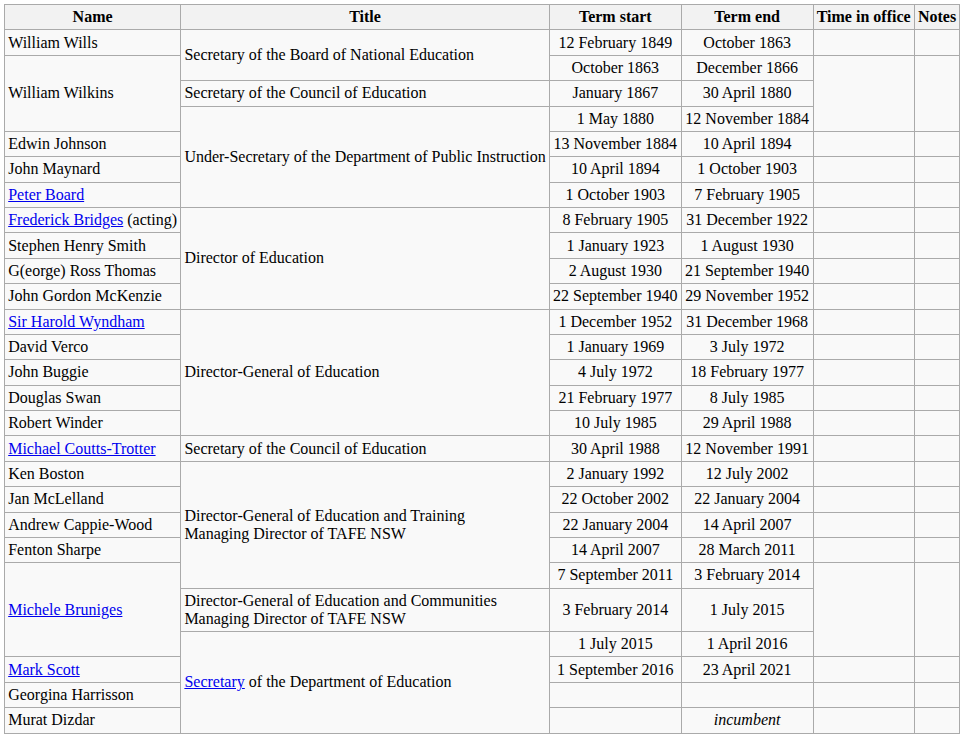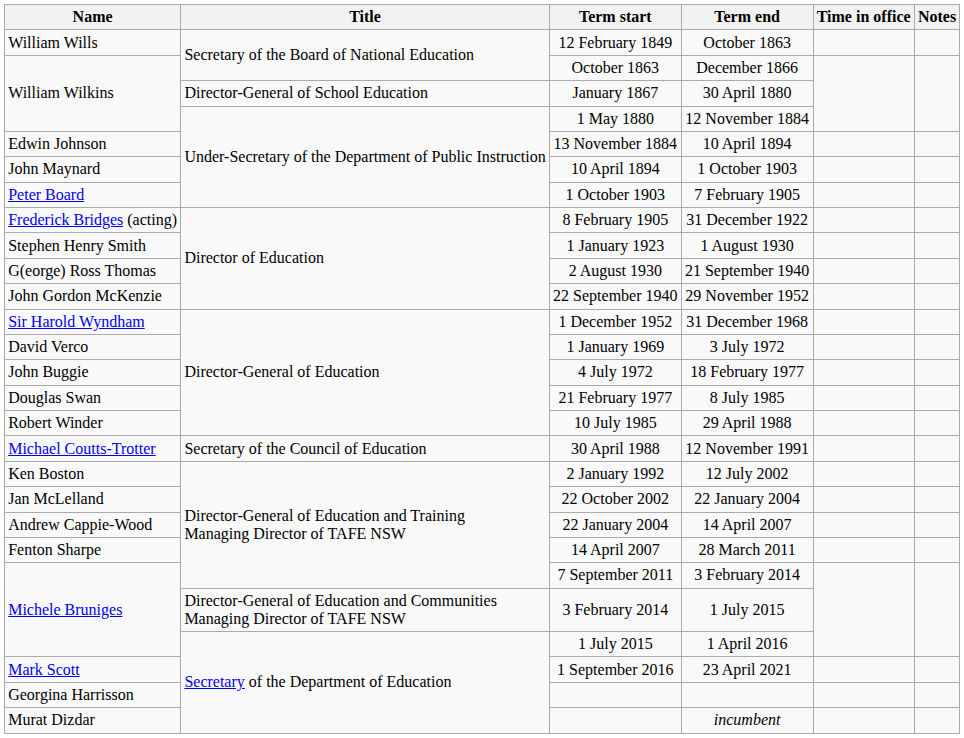(305, 93) Secretary of the Council of Education -> (306, 93) Director-General of School Education
